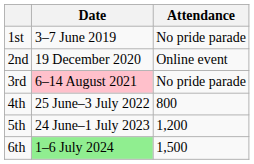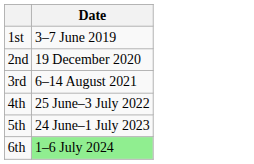- column: (201, 15)
(86, 81) pink background -> (86, 81) no background
